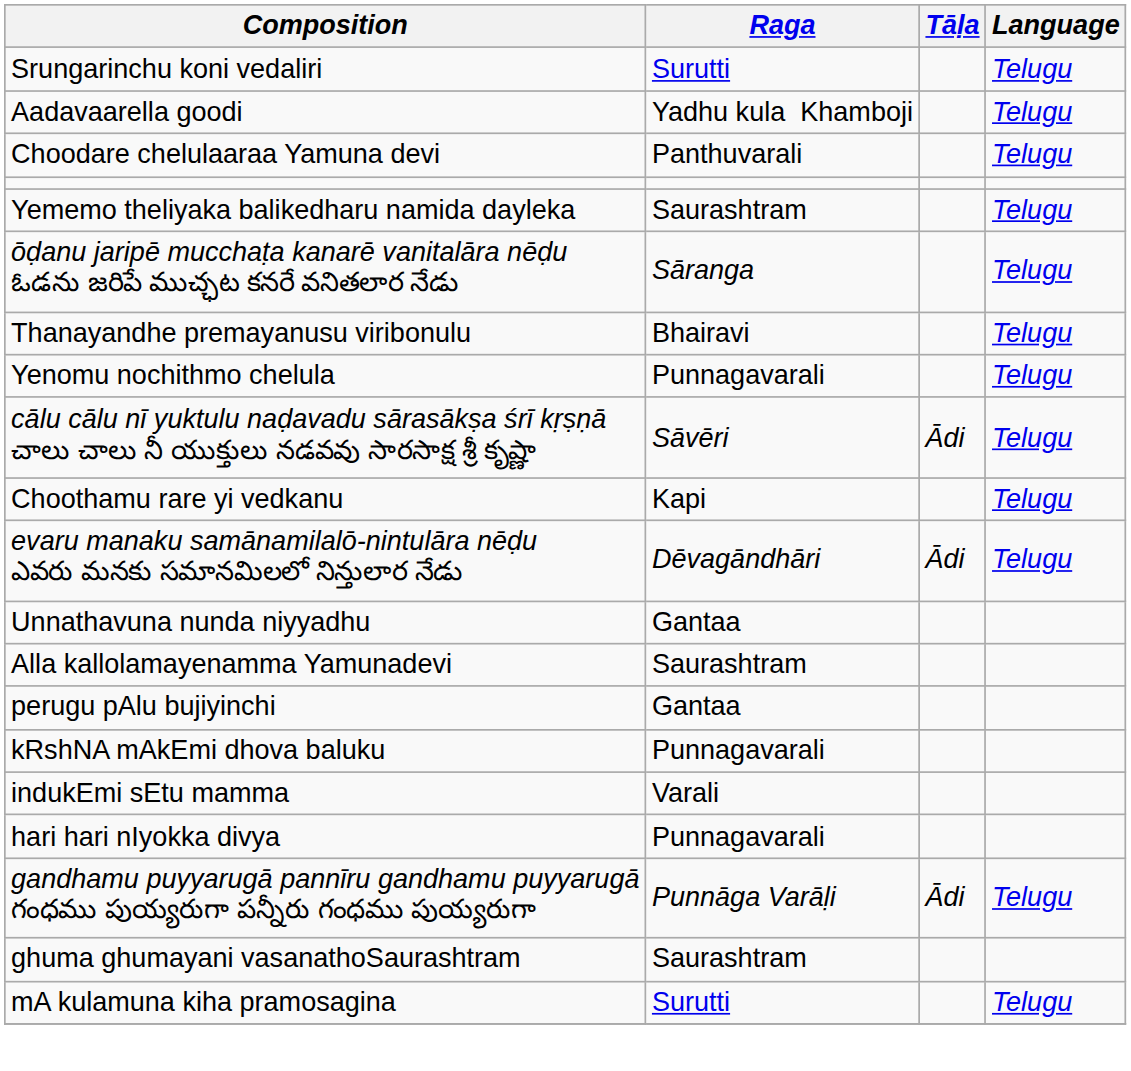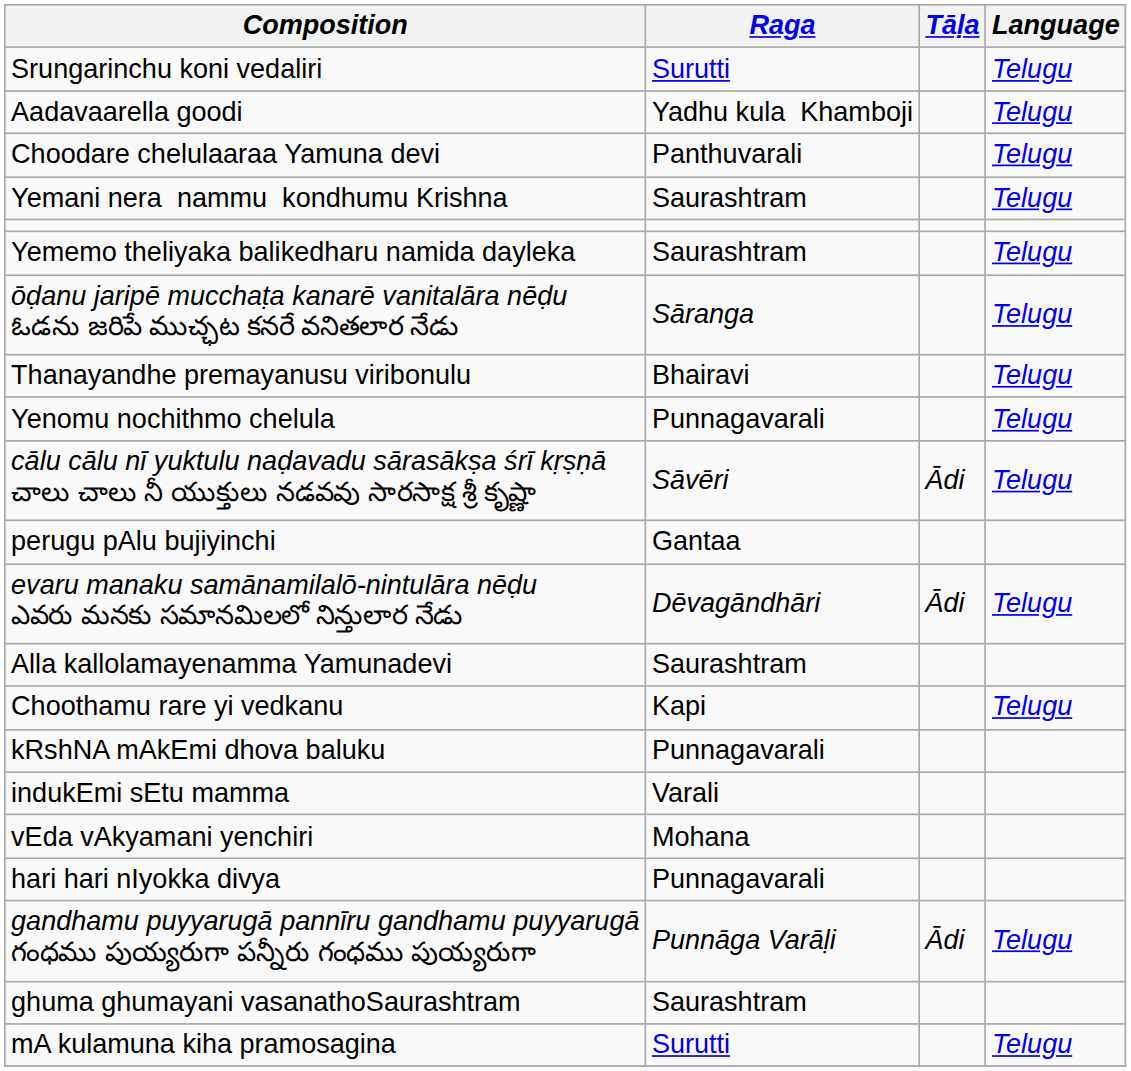+ row: (259, 197)
rows swapped: (177, 498) <-> (143, 707)
- row: (191, 621)
+ row: (162, 836)
